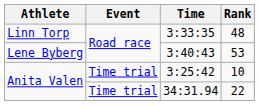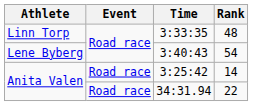(238, 52) 53 -> (231, 52) 54
(123, 72) Time trial -> (120, 72) Road race
(238, 72) 10 -> (231, 72) 14
(123, 91) Time trial -> (120, 91) Road race
